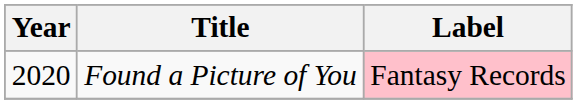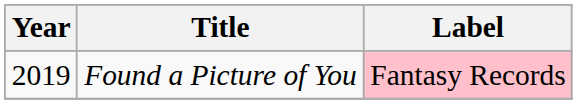(41, 74) 2020 -> (41, 74) 2019
